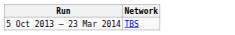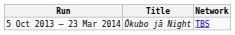+ column: (158, 11)
